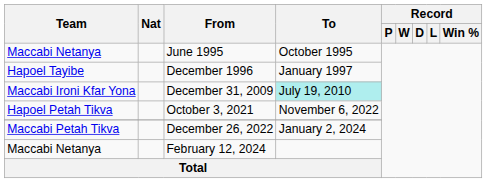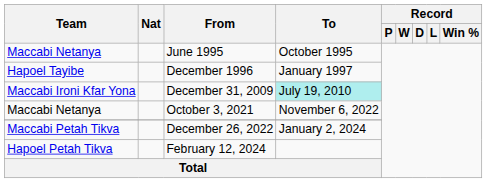(60, 110) Hapoel Petah Tikva -> (54, 110) Maccabi Netanya
(54, 149) Maccabi Netanya -> (60, 149) Hapoel Petah Tikva
